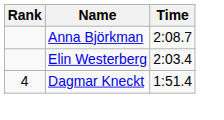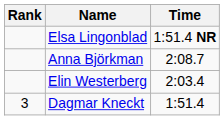+ row: (98, 37)
(25, 81) 4 -> (25, 103) 3
